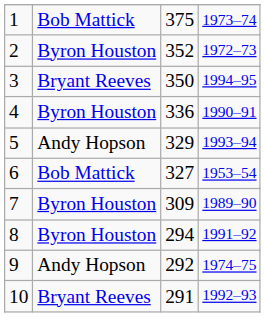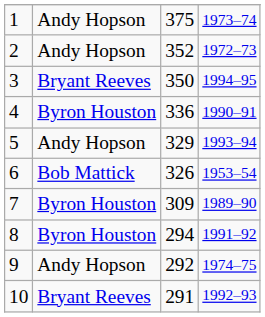(86, 19) Bob Mattick -> (91, 19) Andy Hopson
(97, 50) Byron Houston -> (91, 50) Andy Hopson
(180, 173) 327 -> (180, 173) 326
